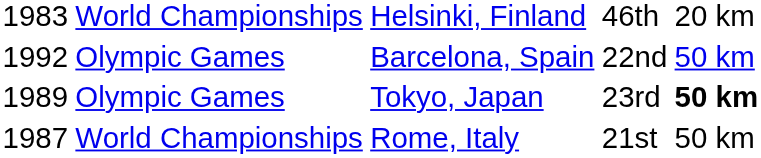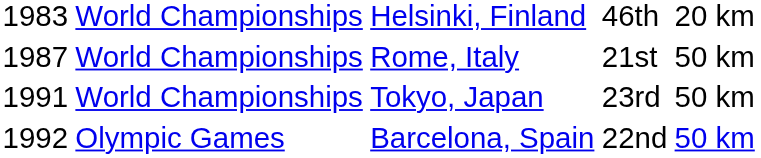rows swapped: (445, 138) <-> (482, 57)
(35, 97) 1989 -> (35, 97) 1991
(180, 97) Olympic Games -> (219, 97) World Championships
(716, 97) bold -> (715, 97) normal
